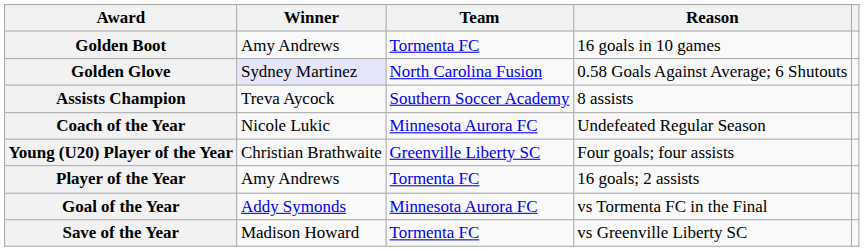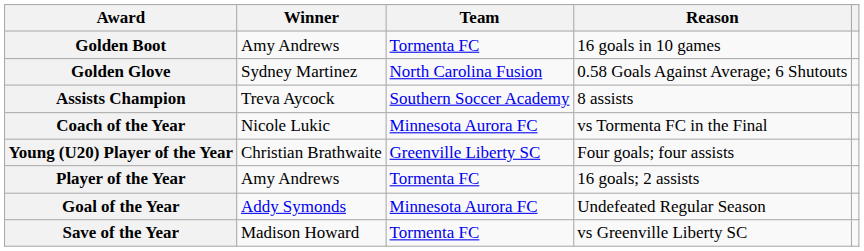(299, 71) lavender background -> (299, 71) no background
(672, 125) Undefeated Regular Season -> (672, 125) vs Tormenta FC in the Final
(672, 206) vs Tormenta FC in the Final -> (672, 206) Undefeated Regular Season
